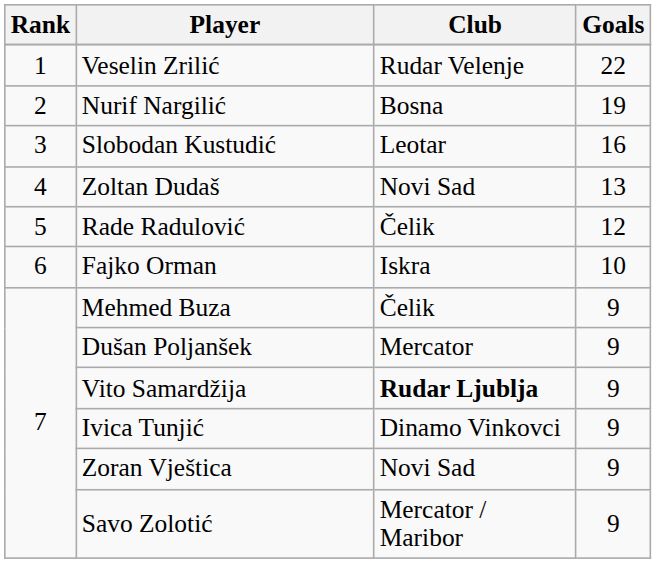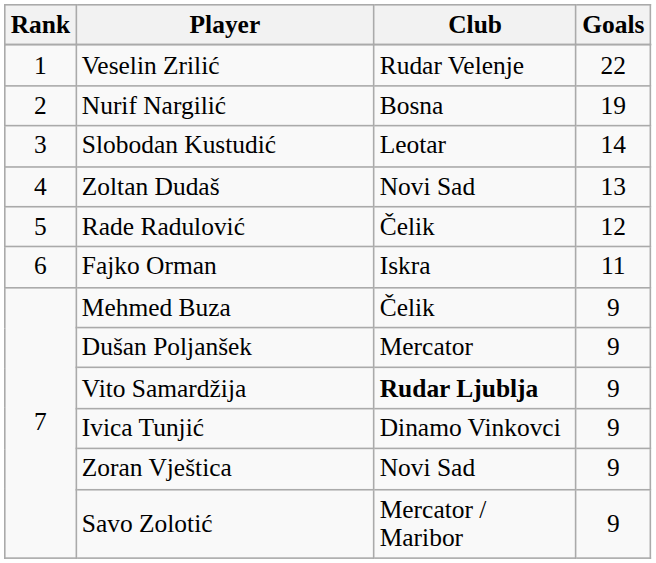(613, 145) 16 -> (613, 145) 14
(613, 266) 10 -> (613, 266) 11
